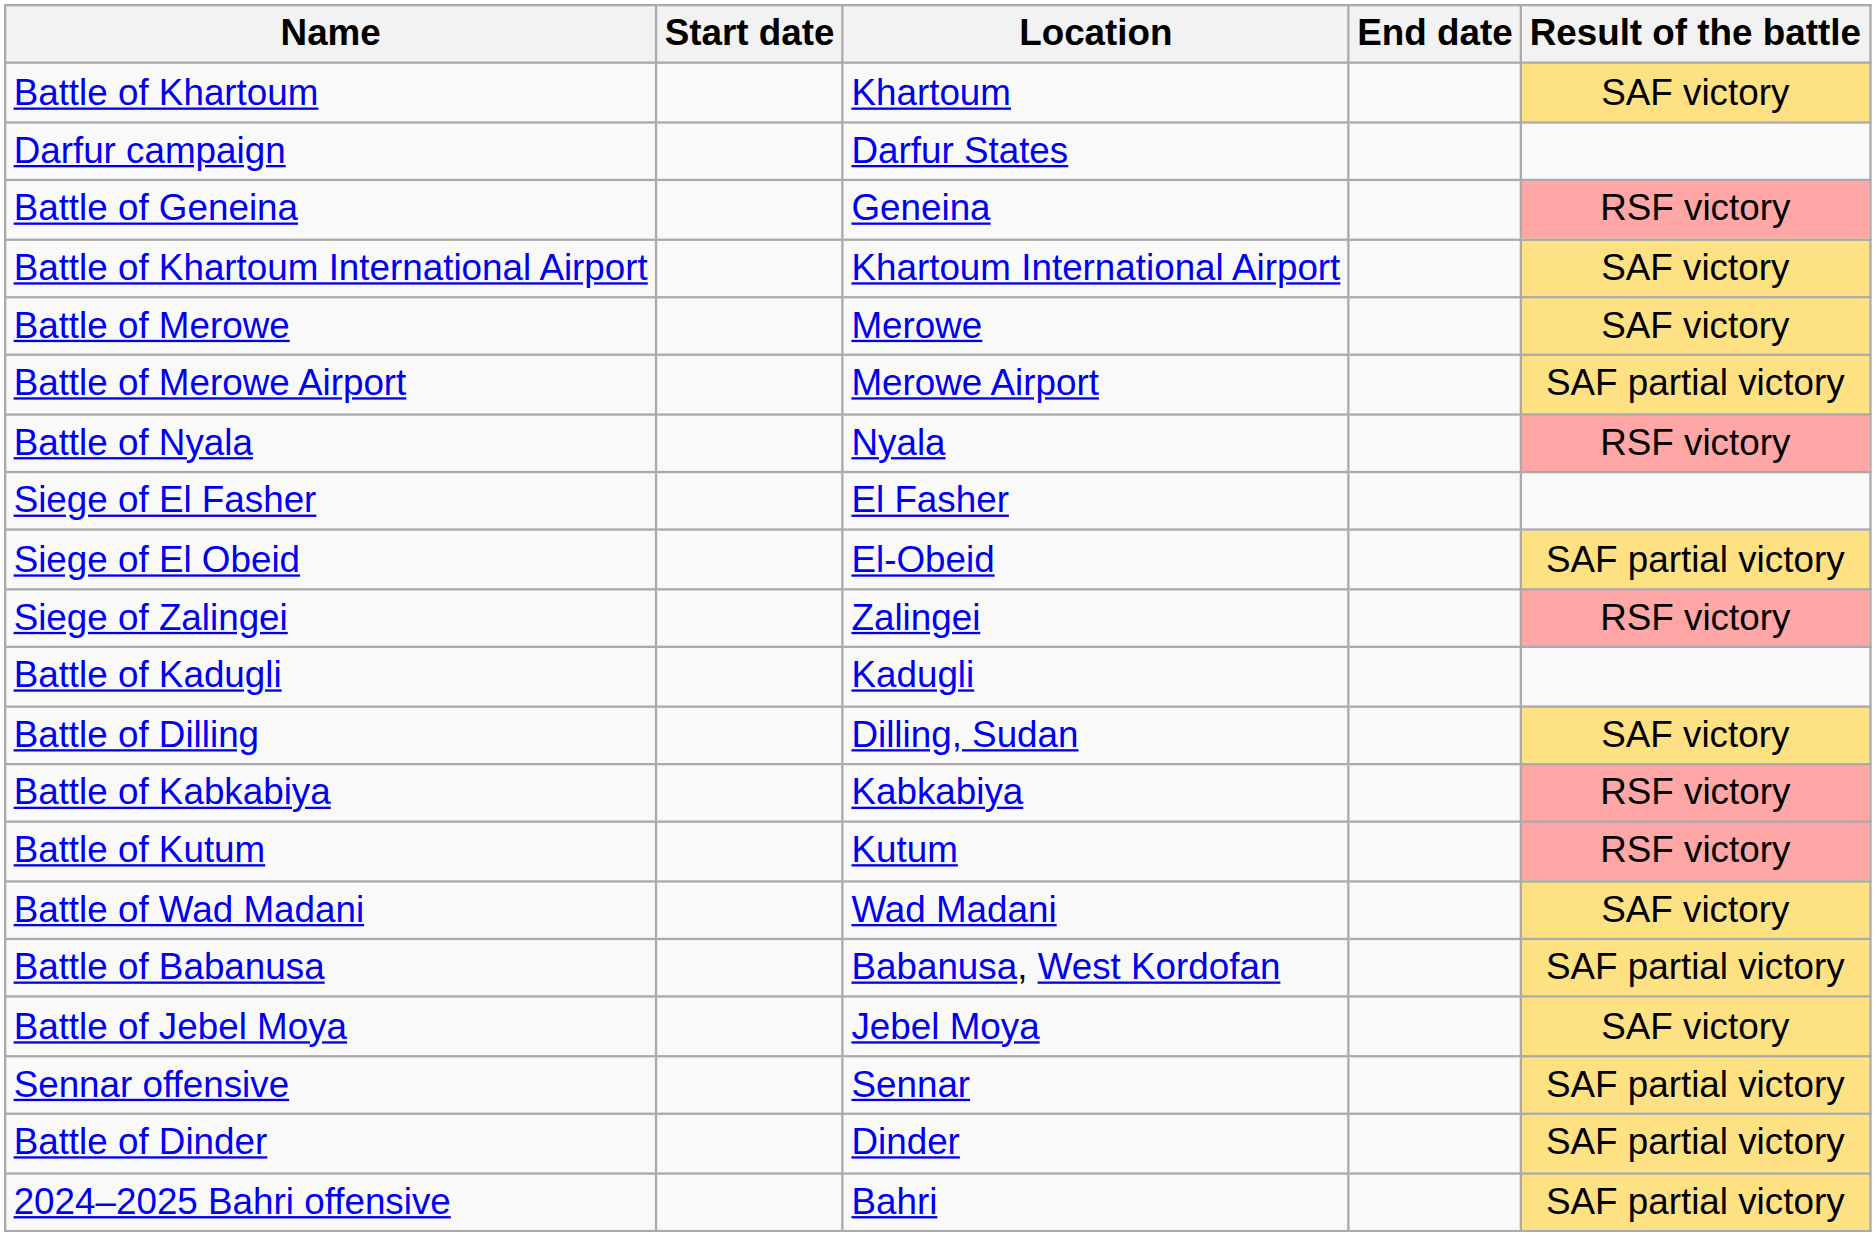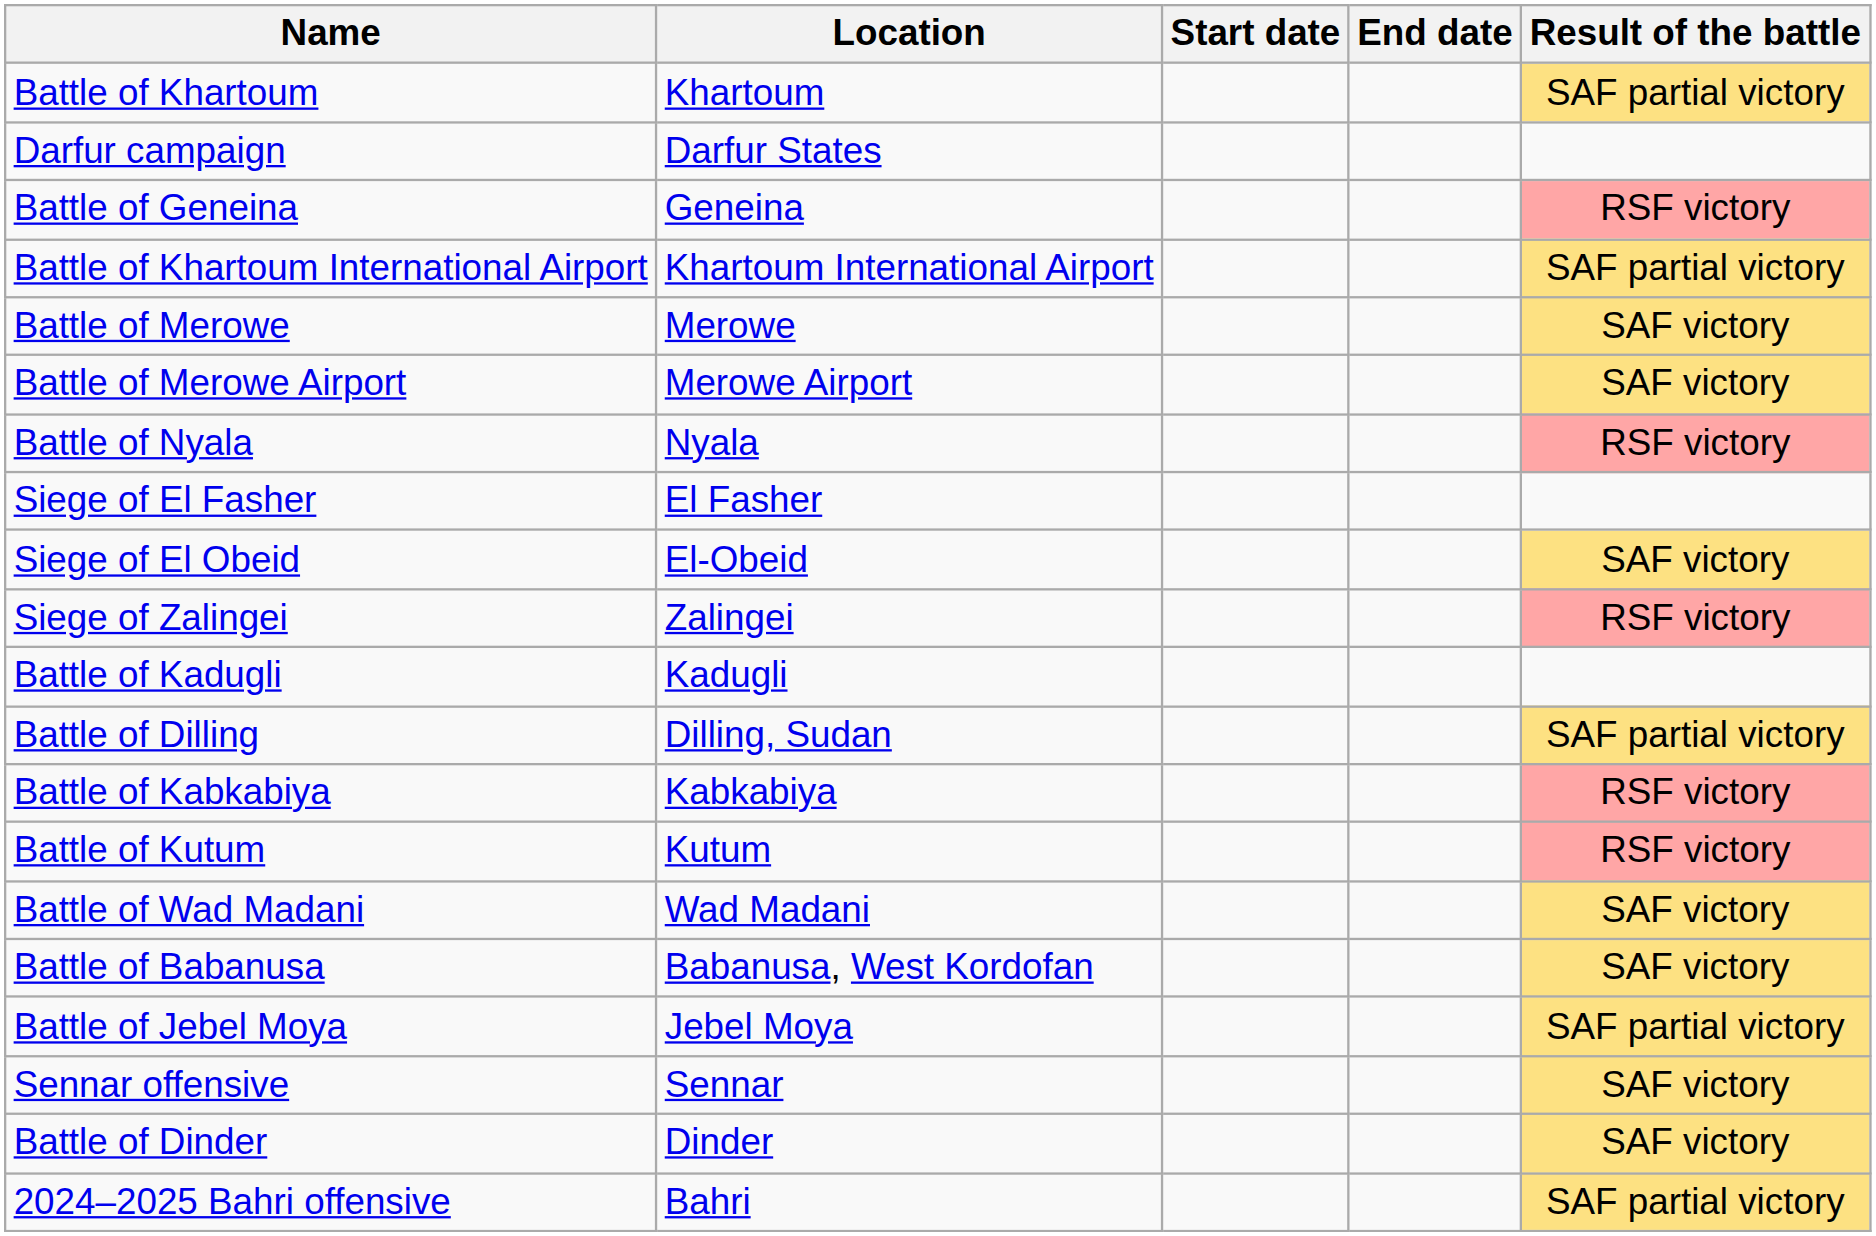columns swapped: (1096, 33) <-> (750, 33)
(1695, 92) SAF victory -> (1695, 92) SAF partial victory
(1695, 267) SAF victory -> (1695, 267) SAF partial victory
(1695, 383) SAF partial victory -> (1695, 383) SAF victory
(1695, 558) SAF partial victory -> (1695, 558) SAF victory
(1695, 734) SAF victory -> (1695, 734) SAF partial victory
(1695, 967) SAF partial victory -> (1695, 967) SAF victory
(1695, 1025) SAF victory -> (1695, 1025) SAF partial victory
(1695, 1084) SAF partial victory -> (1695, 1084) SAF victory
(1695, 1142) SAF partial victory -> (1695, 1142) SAF victory
